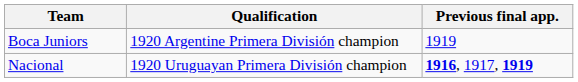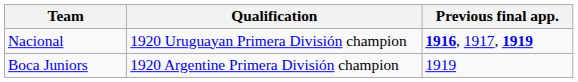rows swapped: (48, 41) <-> (36, 65)
